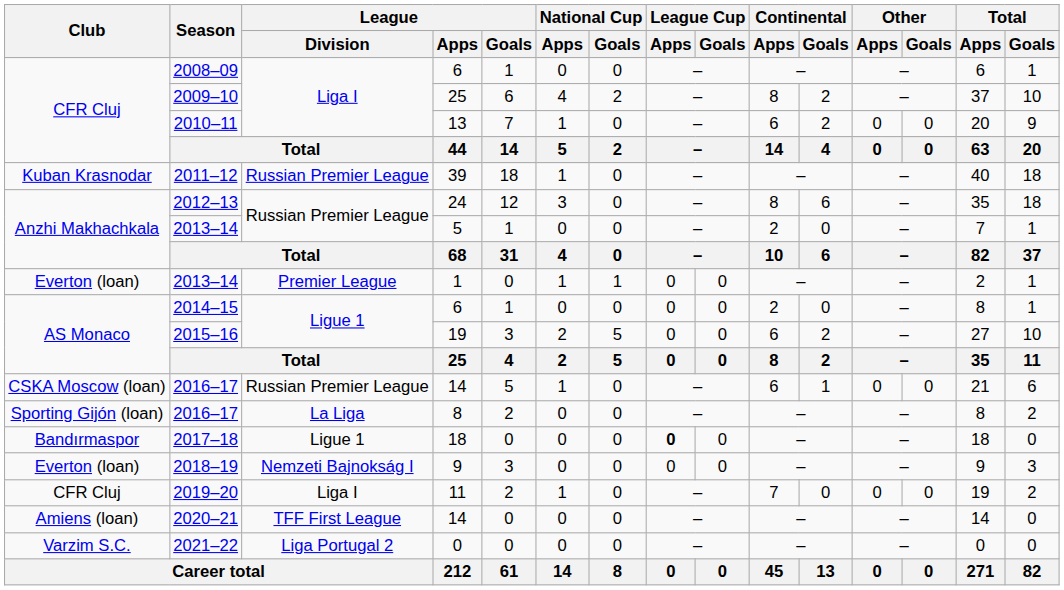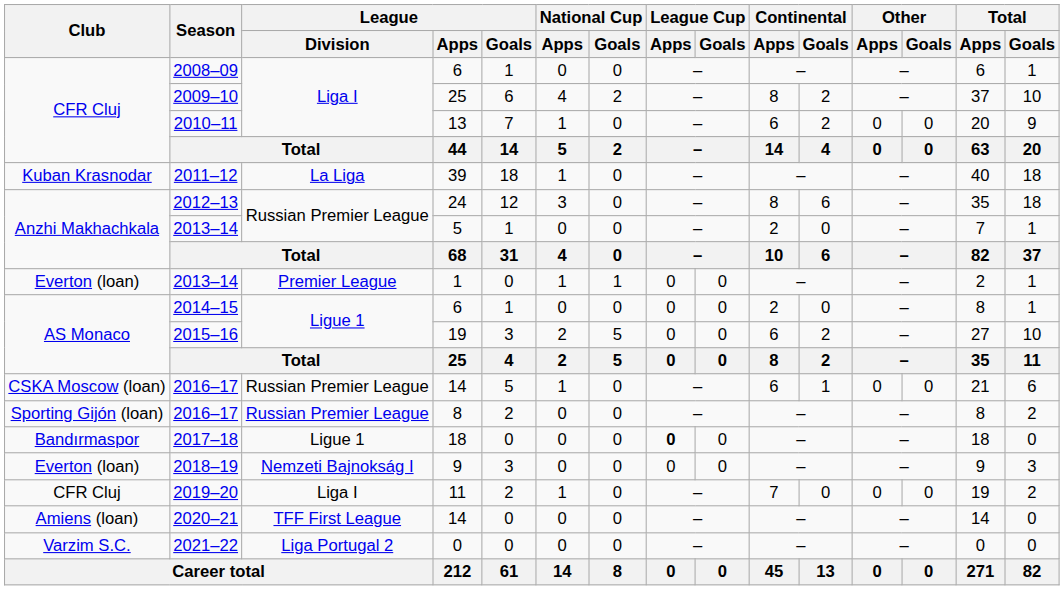(337, 176) Russian Premier League -> (337, 176) La Liga
(337, 413) La Liga -> (337, 413) Russian Premier League
